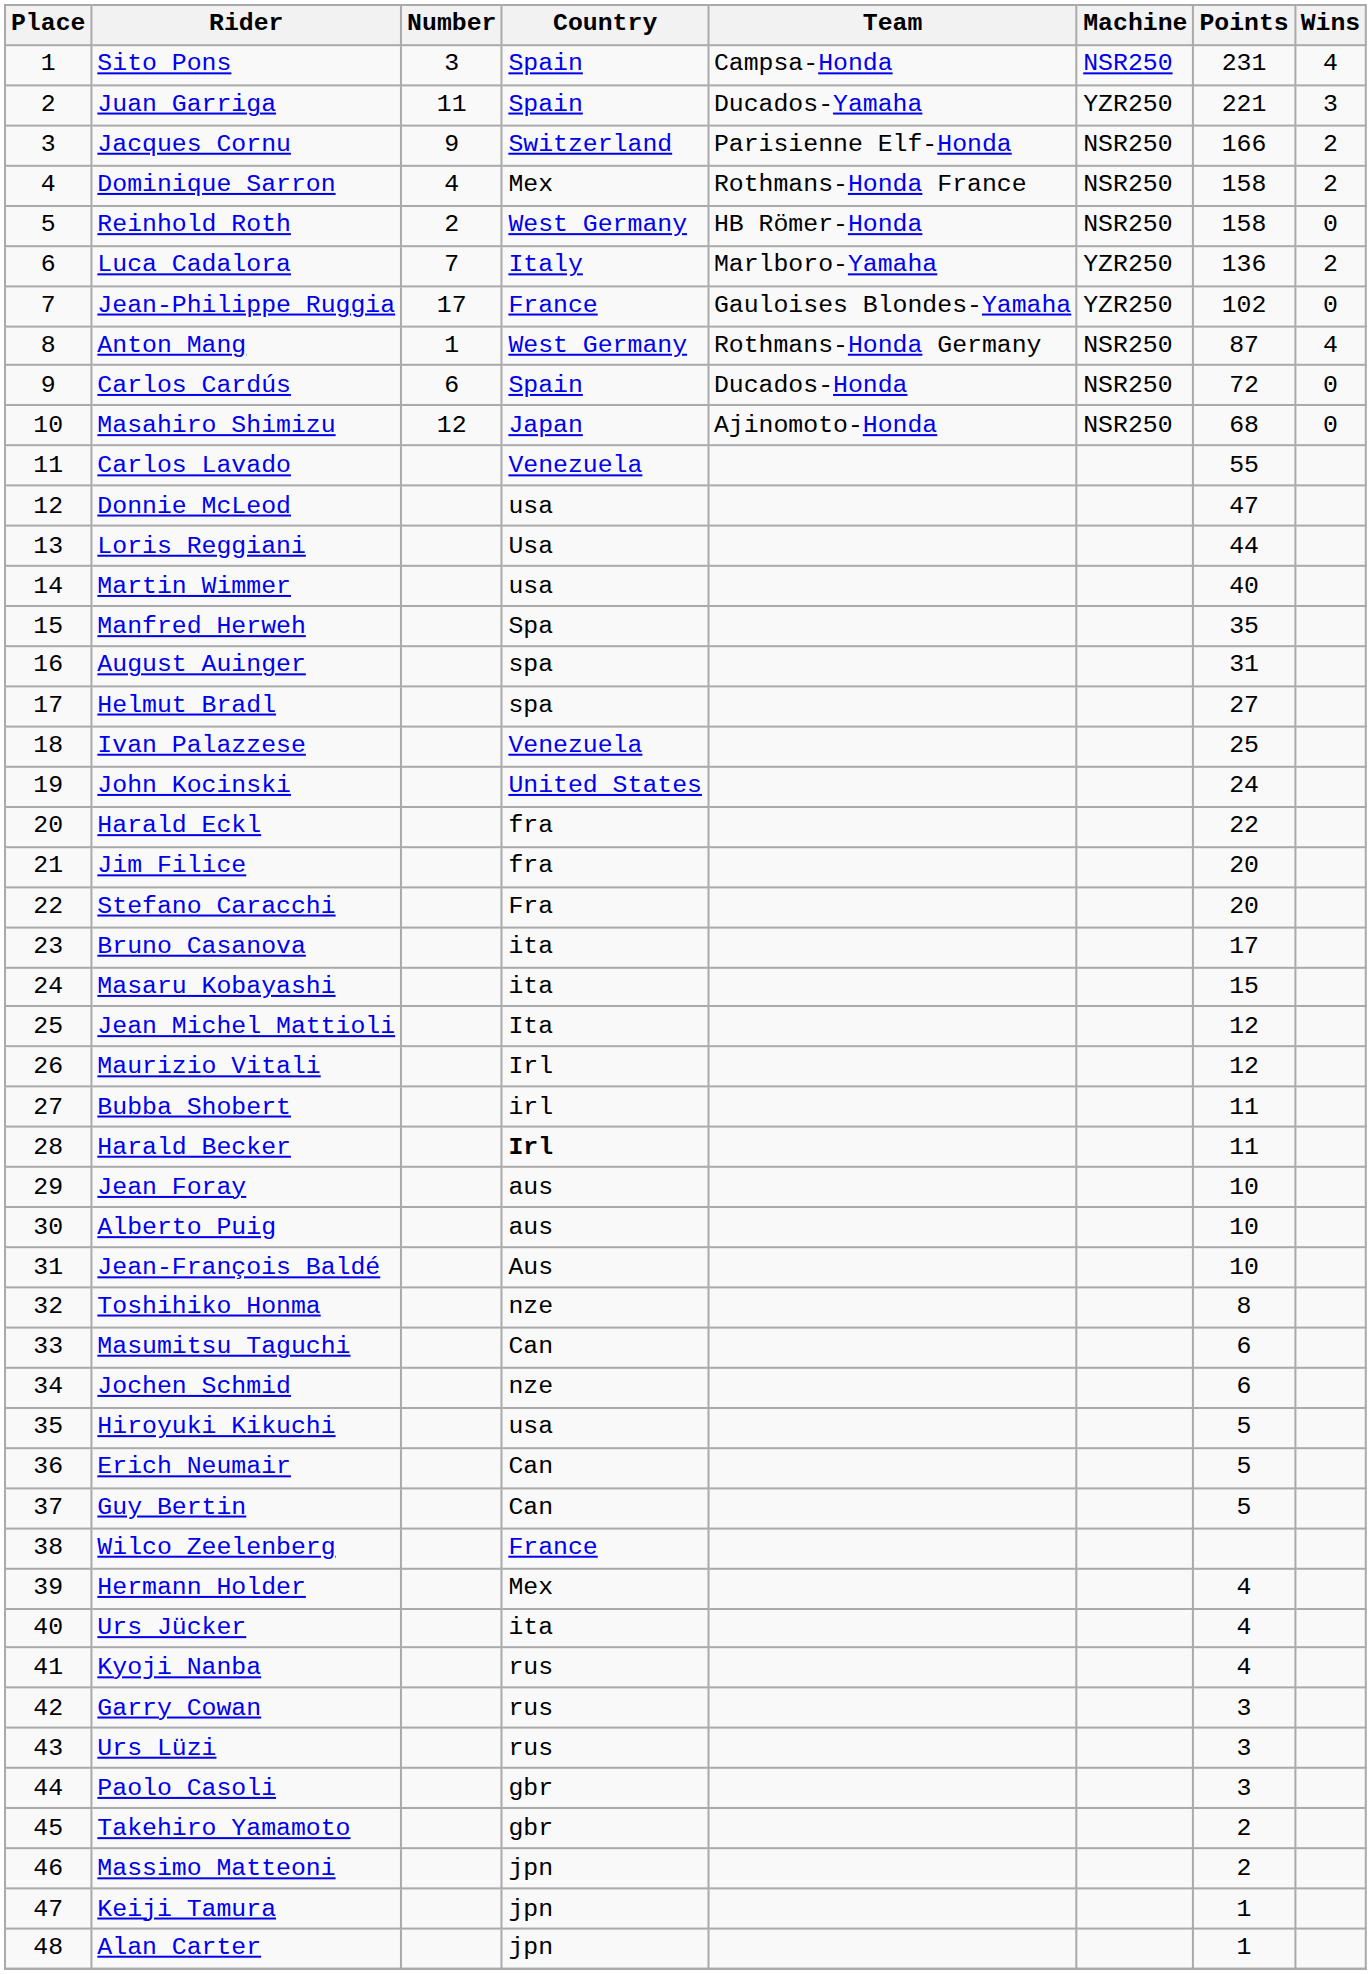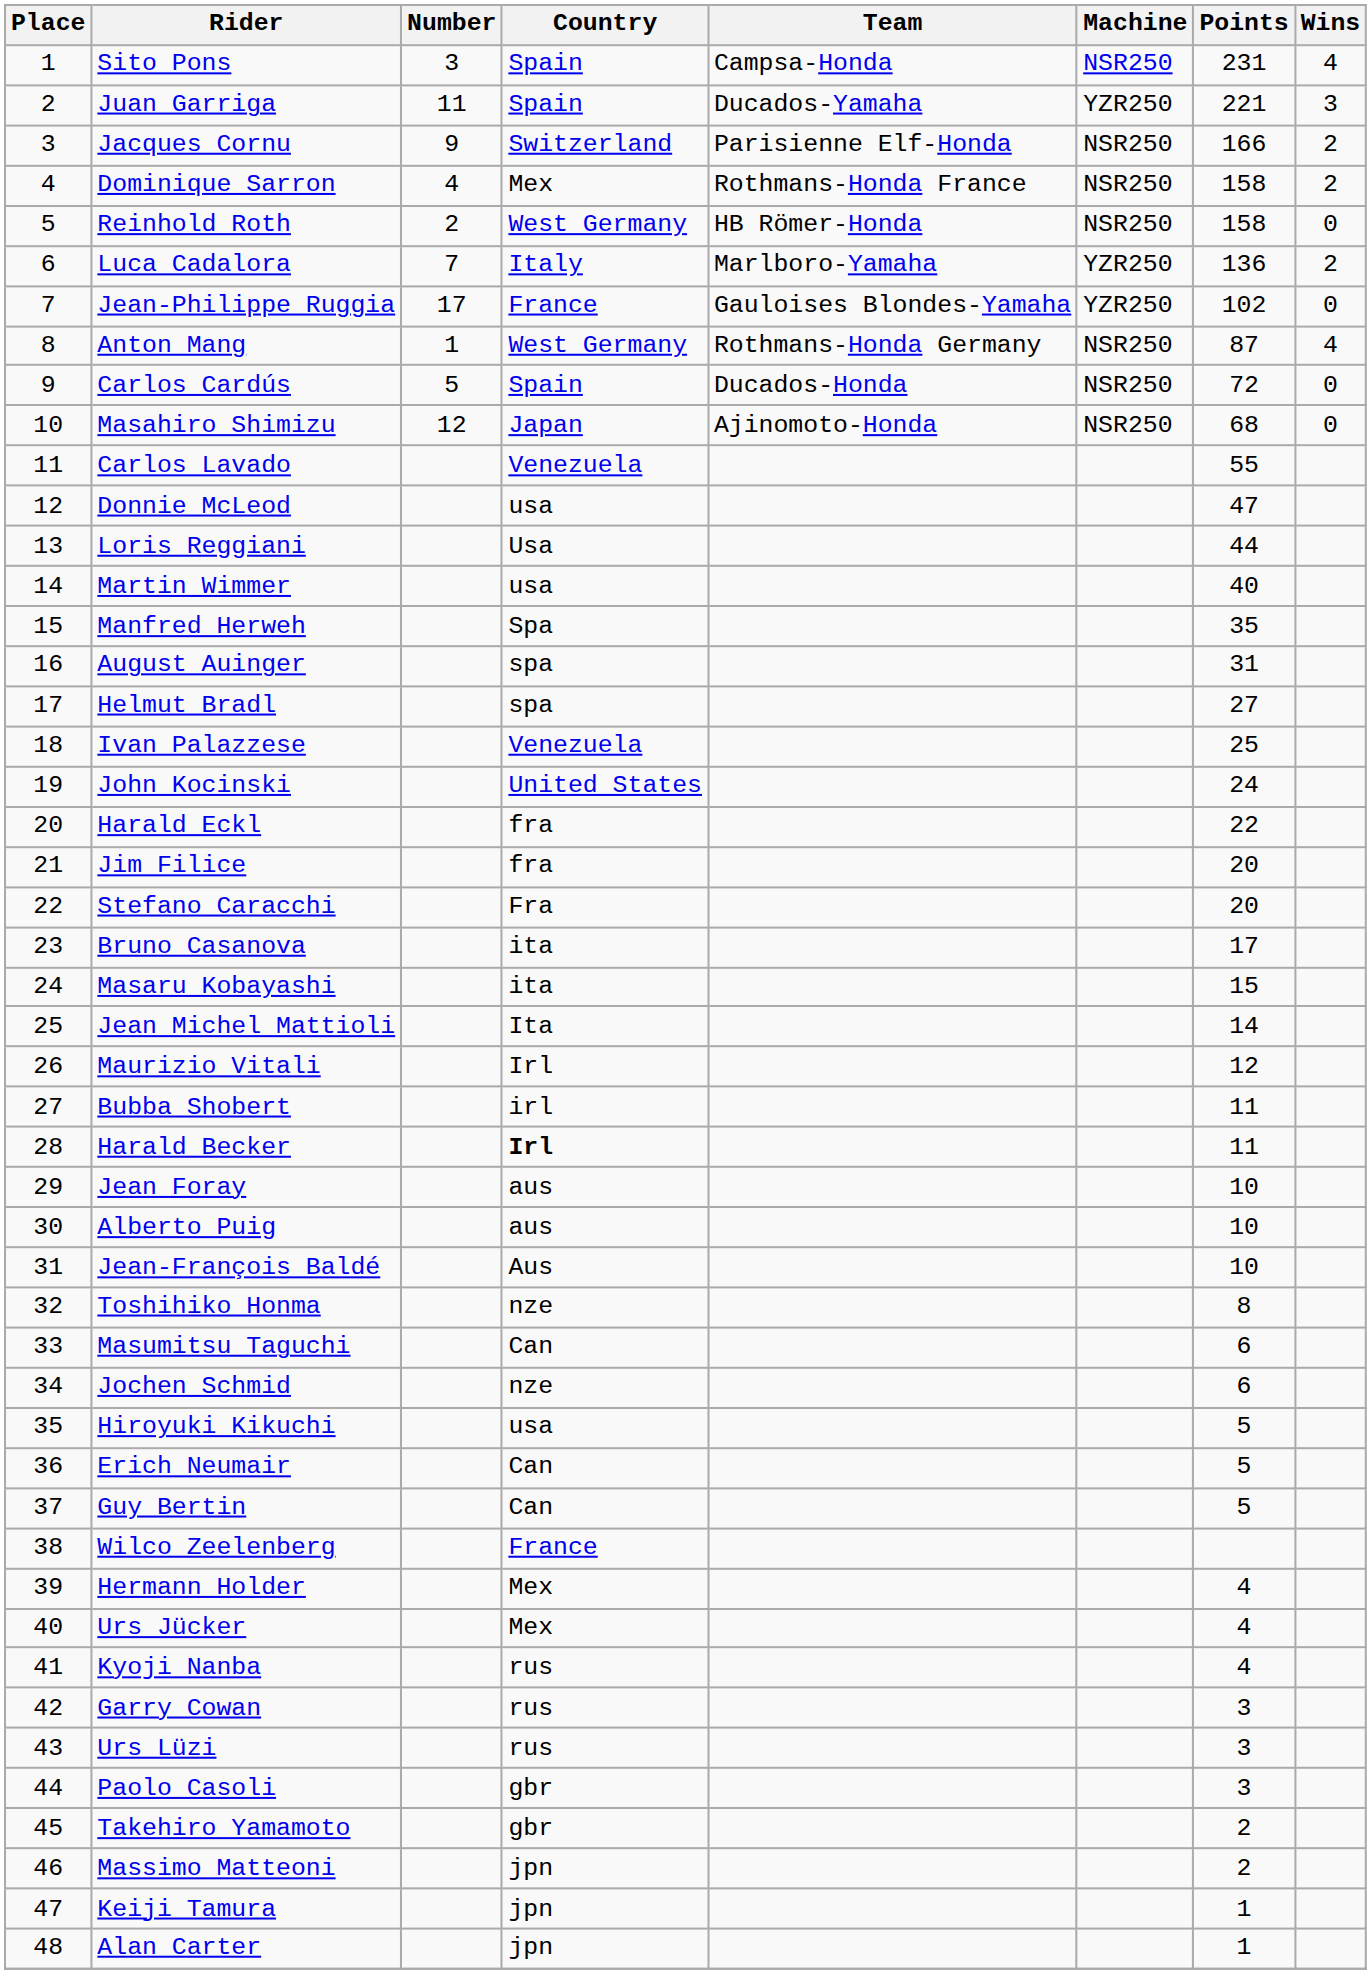(452, 386) 6 -> (452, 386) 5
(1244, 1027) 12 -> (1244, 1027) 14
(531, 1628) ita -> (531, 1628) Mex
